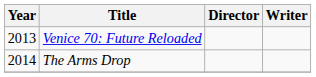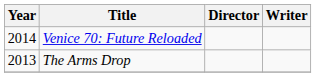(22, 38) 2013 -> (22, 38) 2014
(22, 60) 2014 -> (22, 60) 2013
